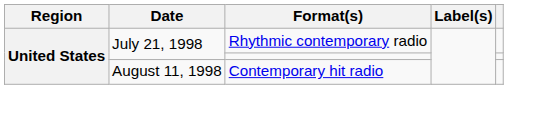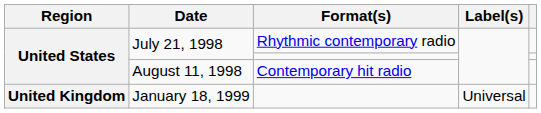+ row: (191, 95)
